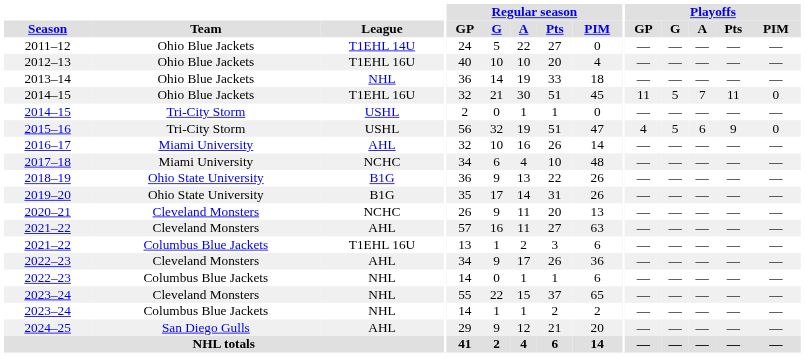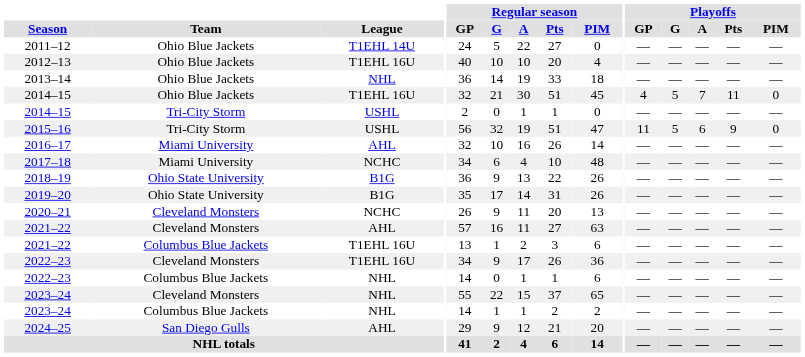(643, 95) 11 -> (643, 95) 4
(643, 128) 4 -> (643, 128) 11
(382, 261) AHL -> (382, 261) T1EHL 16U
